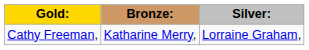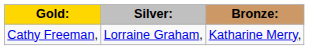columns swapped: (252, 14) <-> (150, 14)
